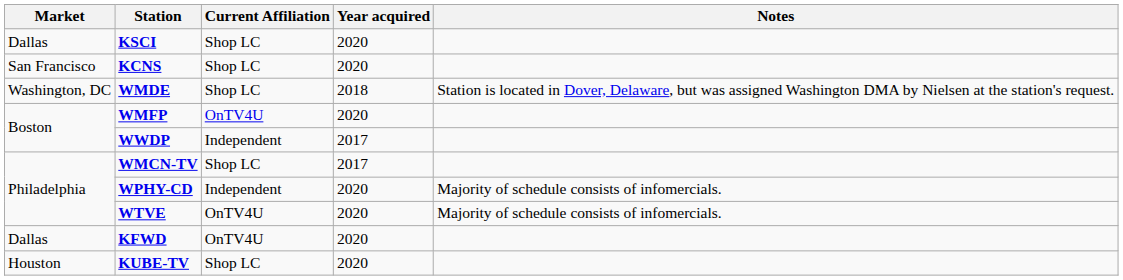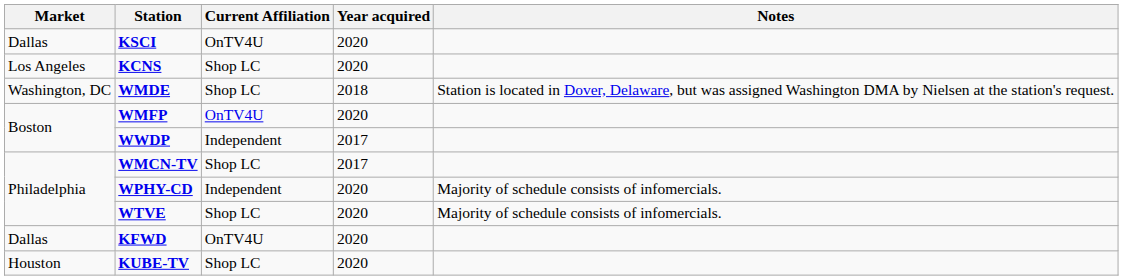(233, 41) Shop LC -> (234, 41) OnTV4U
(52, 66) San Francisco -> (47, 66) Los Angeles
(234, 213) OnTV4U -> (233, 213) Shop LC
